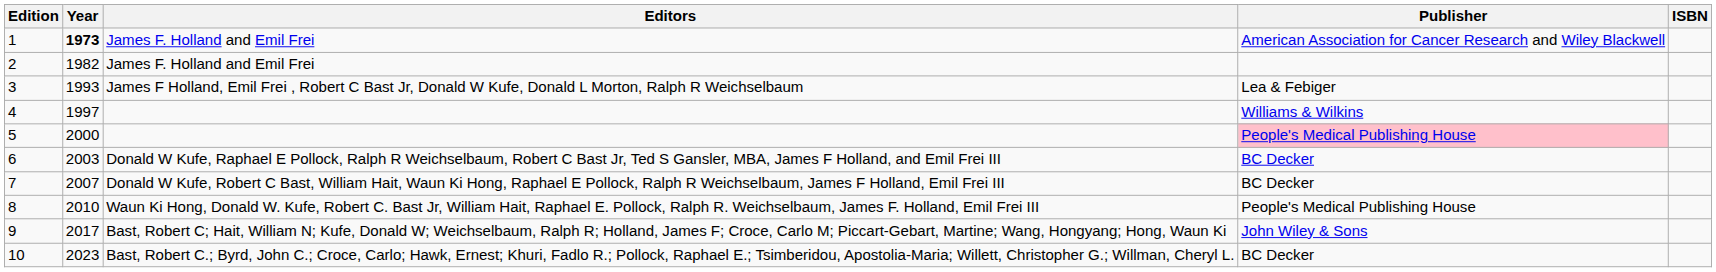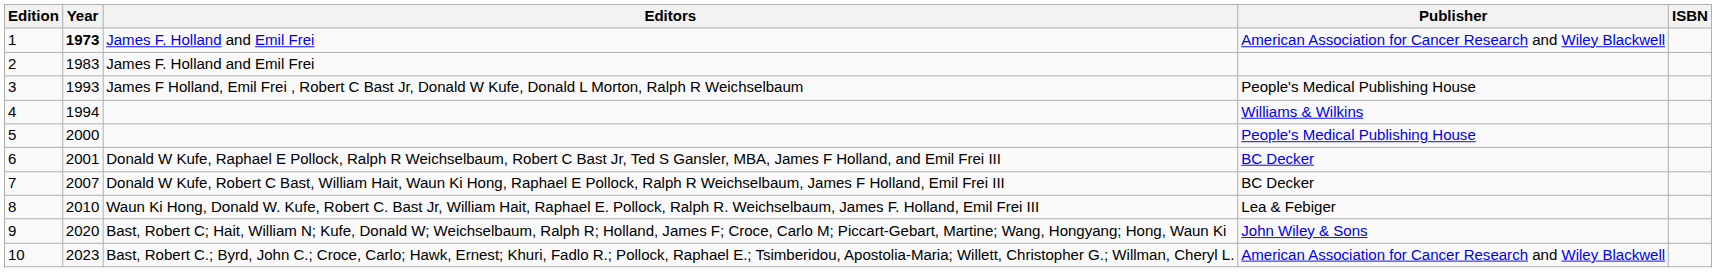(83, 64) 1982 -> (83, 64) 1983
(1289, 87) Lea & Febiger -> (1359, 87) People's Medical Publishing House
(83, 111) 1997 -> (83, 111) 1994
(1359, 135) pink background -> (1359, 135) no background
(83, 159) 2003 -> (83, 159) 2001
(1359, 207) People's Medical Publishing House -> (1289, 207) Lea & Febiger
(83, 231) 2017 -> (83, 231) 2020
(1278, 254) BC Decker -> (1453, 254) American Association for Cancer Research and Wiley Blackwell
